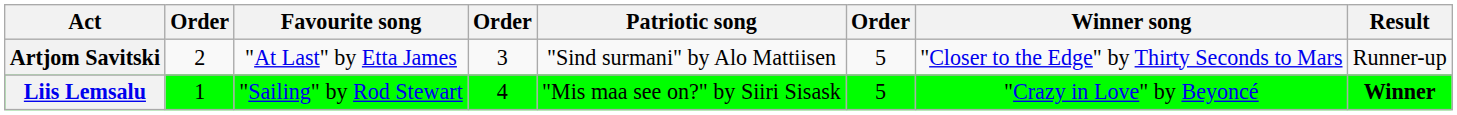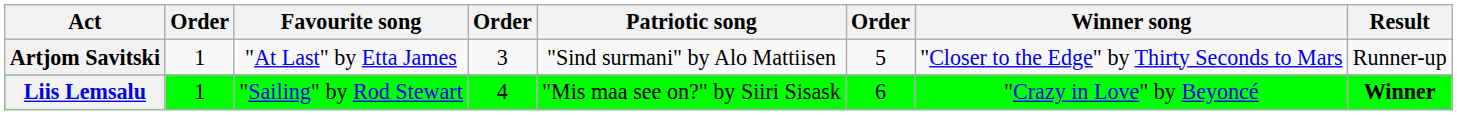(200, 57) 2 -> (200, 57) 1
(881, 92) 5 -> (881, 92) 6
